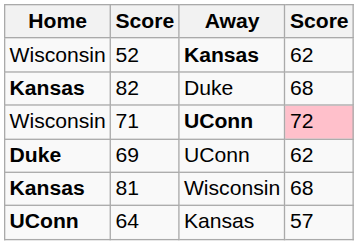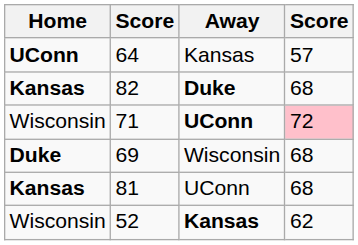rows swapped: (127, 222) <-> (127, 54)
(209, 88) normal -> (210, 88) bold
(217, 155) UConn -> (232, 155) Wisconsin
(302, 155) 62 -> (302, 155) 68
(232, 188) Wisconsin -> (217, 188) UConn
